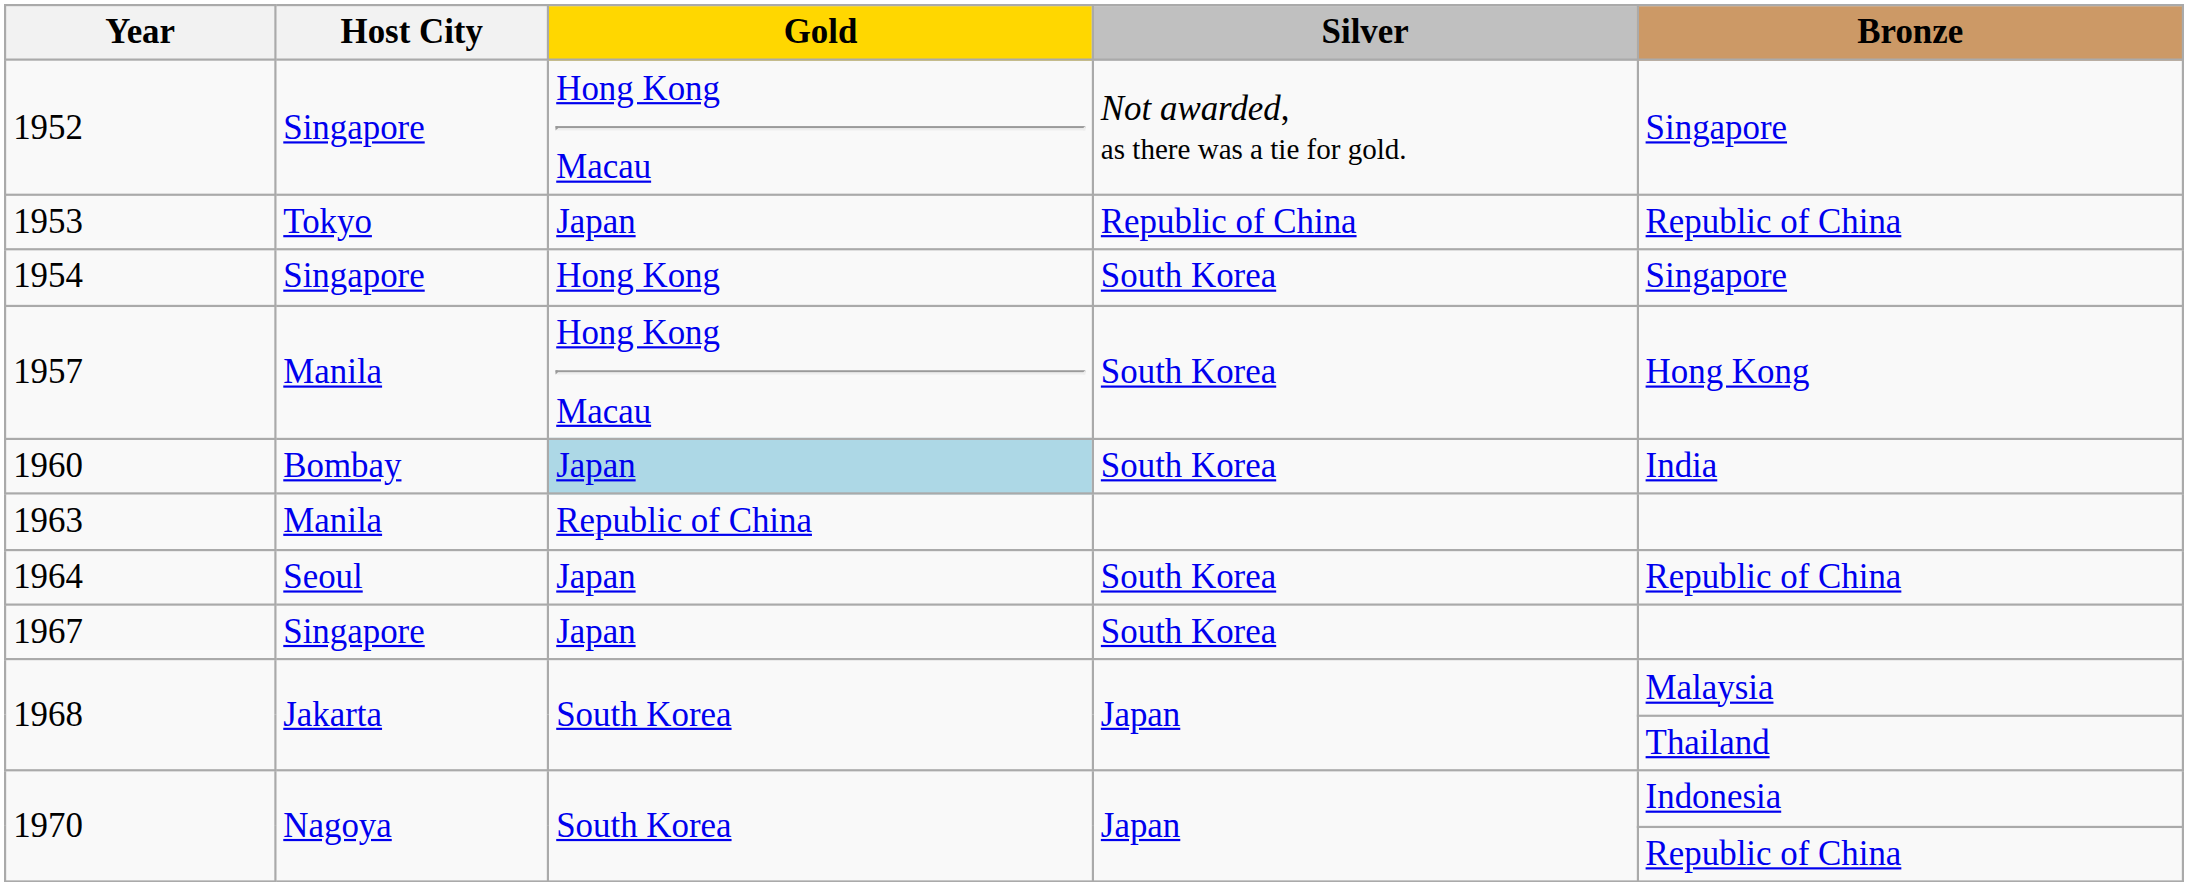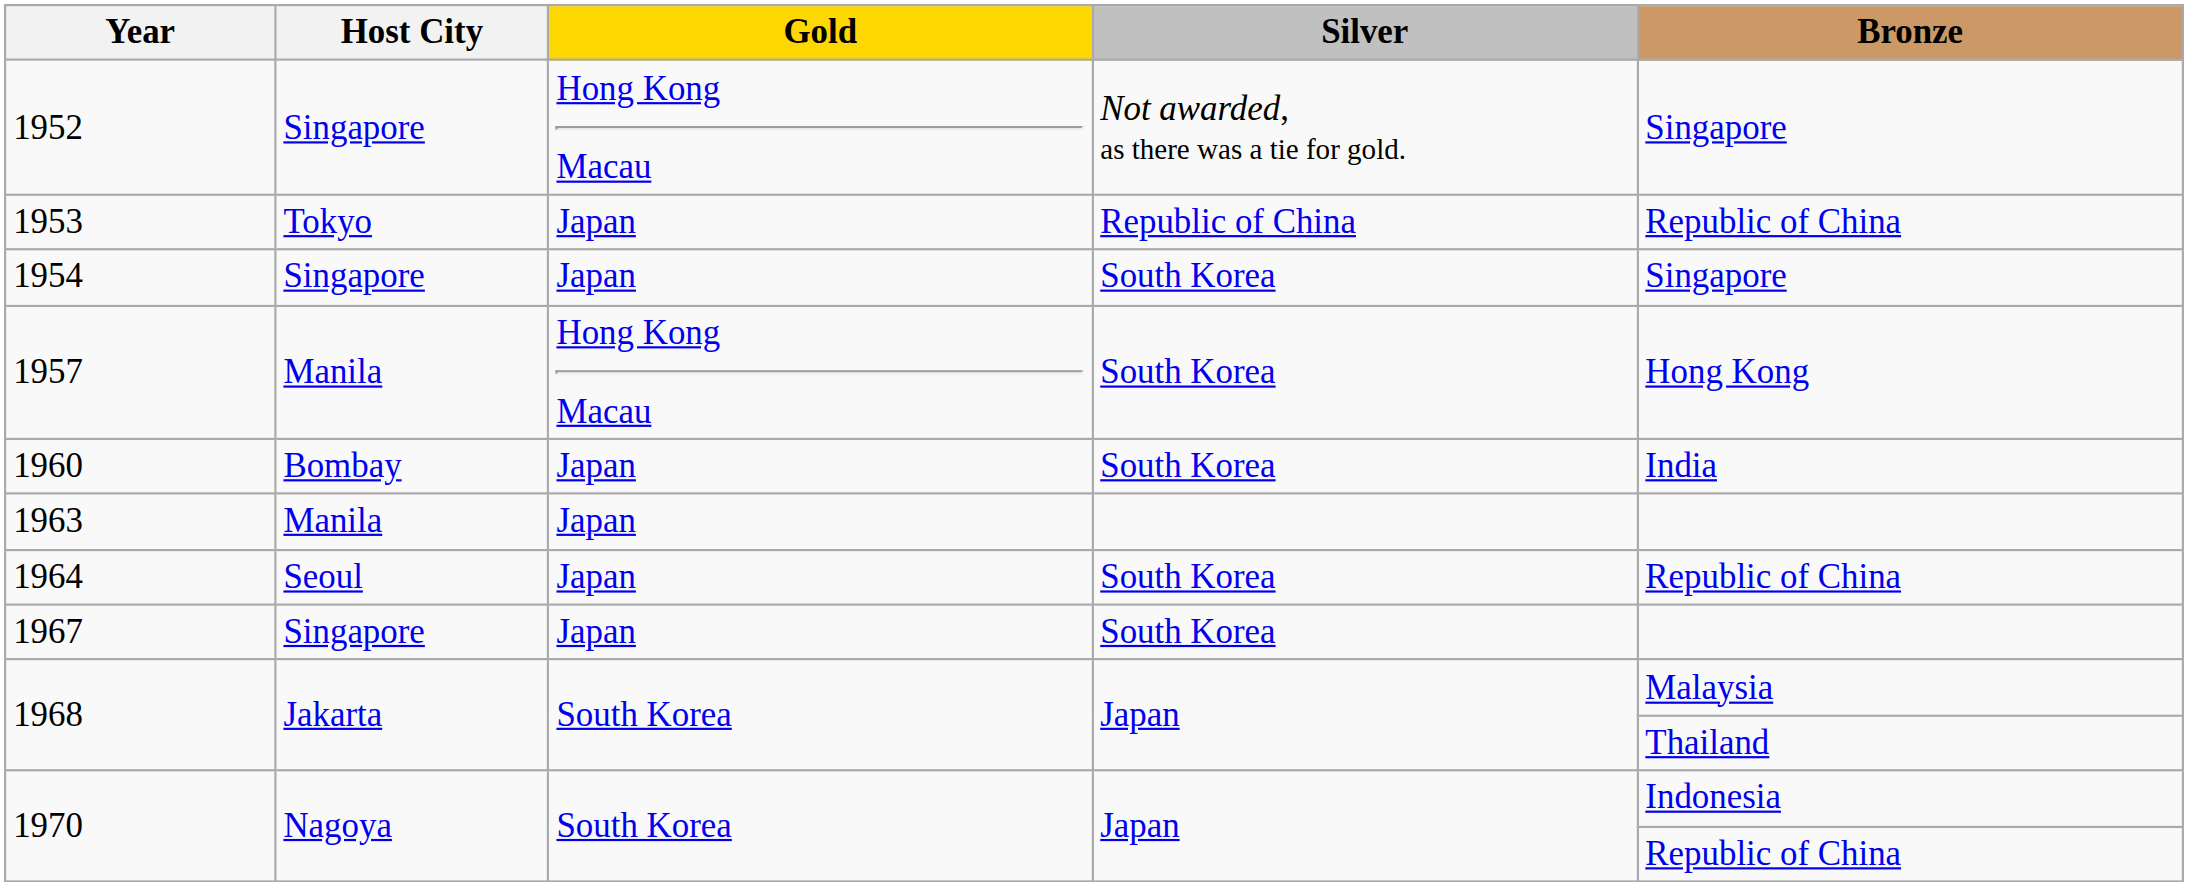(638, 276) Hong Kong -> (596, 276) Japan
(596, 465) lightblue background -> (596, 465) no background
(684, 521) Republic of China -> (596, 521) Japan
